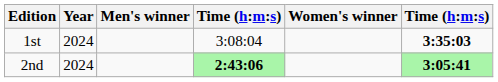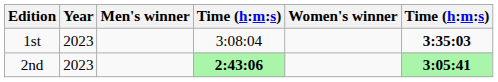(78, 40) 2024 -> (78, 40) 2023
(78, 64) 2024 -> (78, 64) 2023
